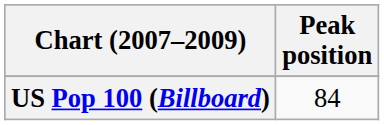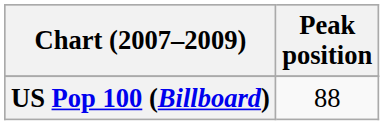(327, 97) 84 -> (327, 97) 88
